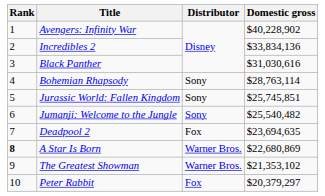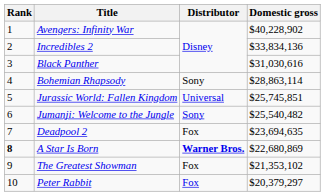(273, 81) $28,763,114 -> (276, 81) $28,863,114
(196, 98) Sony -> (203, 98) Universal
(213, 149) normal -> (213, 149) bold
(213, 166) Warner Bros. -> (191, 166) Fox
